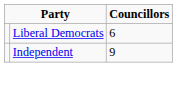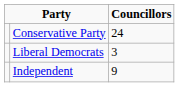+ row: (59, 33)
(112, 33) 6 -> (114, 52) 3
